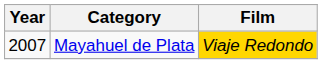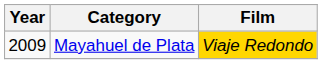(27, 44) 2007 -> (27, 44) 2009
